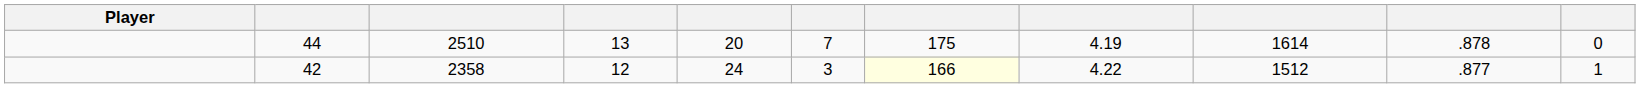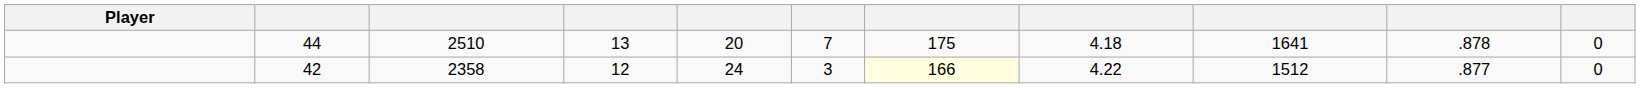(1106, 43) 4.19 -> (1106, 43) 4.18
(1290, 43) 1614 -> (1290, 43) 1641
(1598, 69) 1 -> (1598, 69) 0
